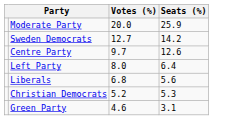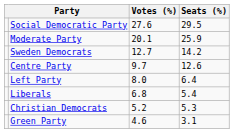+ row: (69, 25)
(121, 25) 20.0 -> (142, 39) 20.1
(168, 80) 5.6 -> (189, 94) 5.4
